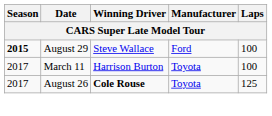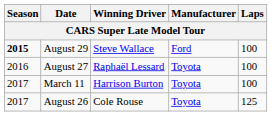+ row: (66, 66)
(119, 83) bold -> (118, 101) normal
